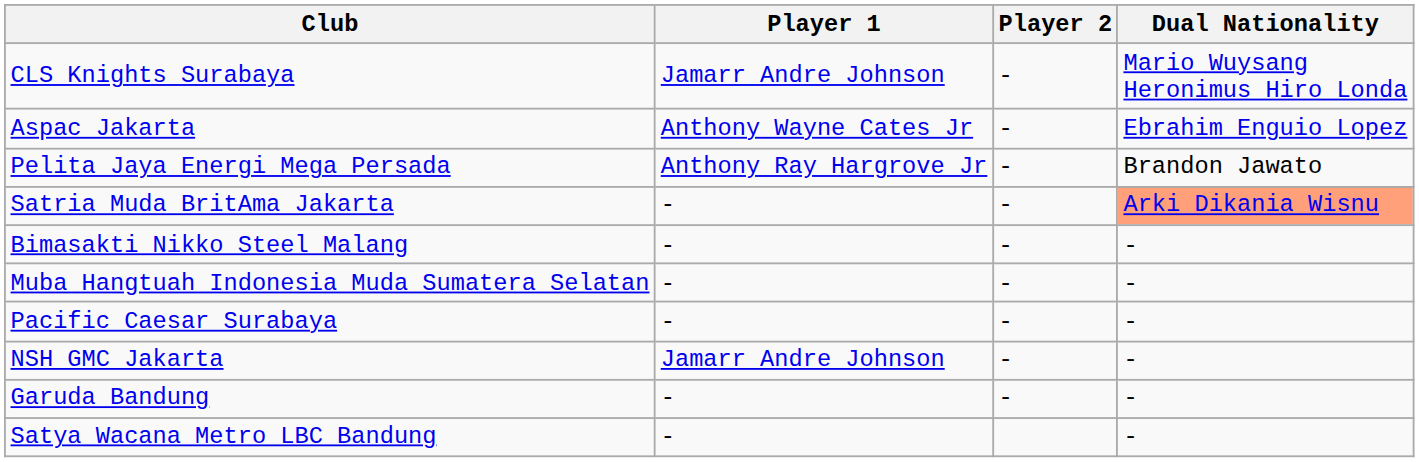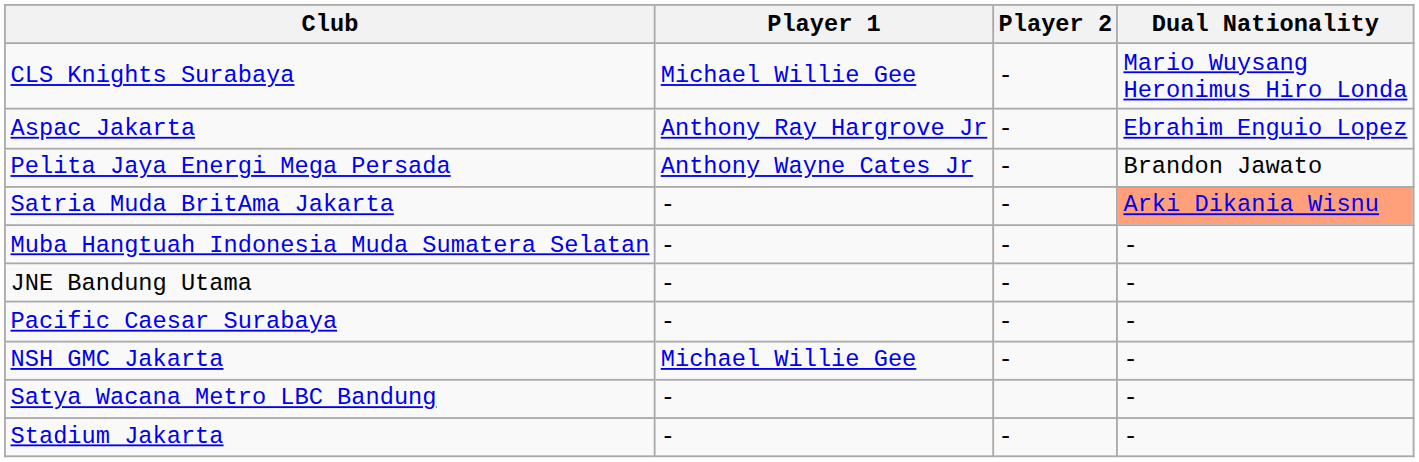(803, 76) Jamarr Andre Johnson -> (789, 76) Michael Willie Gee
(817, 129) Anthony Wayne Cates Jr -> (824, 129) Anthony Ray Hargrove Jr
(824, 167) Anthony Ray Hargrove Jr -> (817, 167) Anthony Wayne Cates Jr
- row: (209, 244)
+ row: (131, 283)
(803, 360) Jamarr Andre Johnson -> (789, 360) Michael Willie Gee
- row: (110, 399)
+ row: (117, 437)
